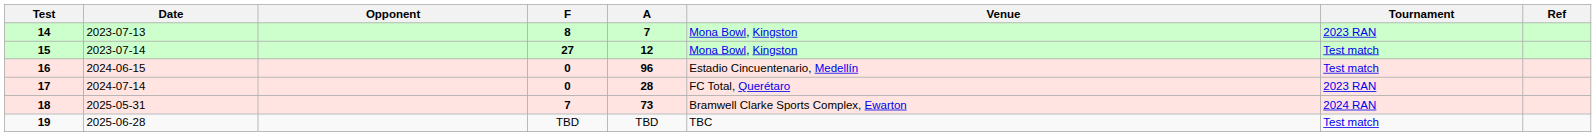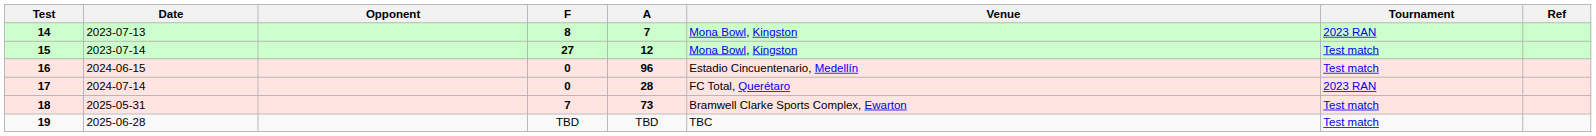(1350, 105) 2024 RAN -> (1351, 105) Test match
